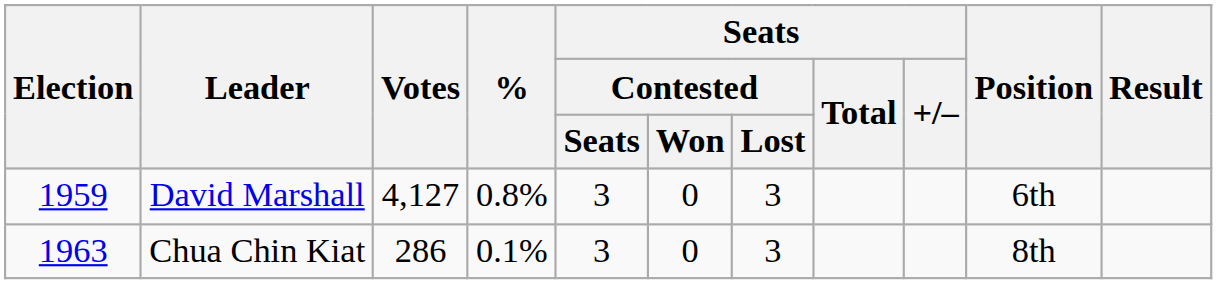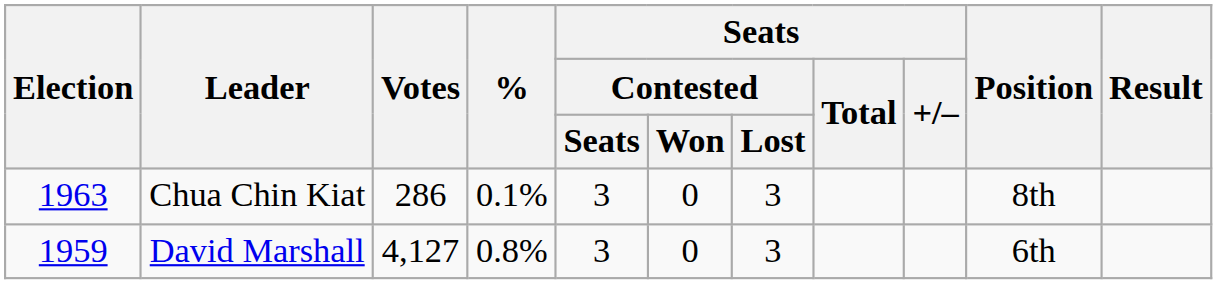rows swapped: (257, 195) <-> (257, 250)
